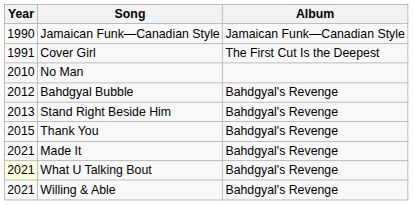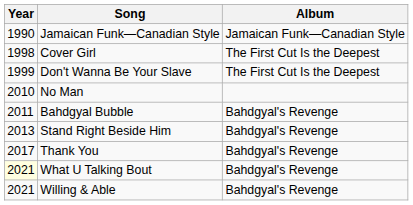(21, 53) 1991 -> (21, 53) 1998
+ row: (116, 72)
(21, 92) 2012 -> (20, 111) 2011
(21, 131) 2015 -> (21, 151) 2017
- row: (61, 151)
